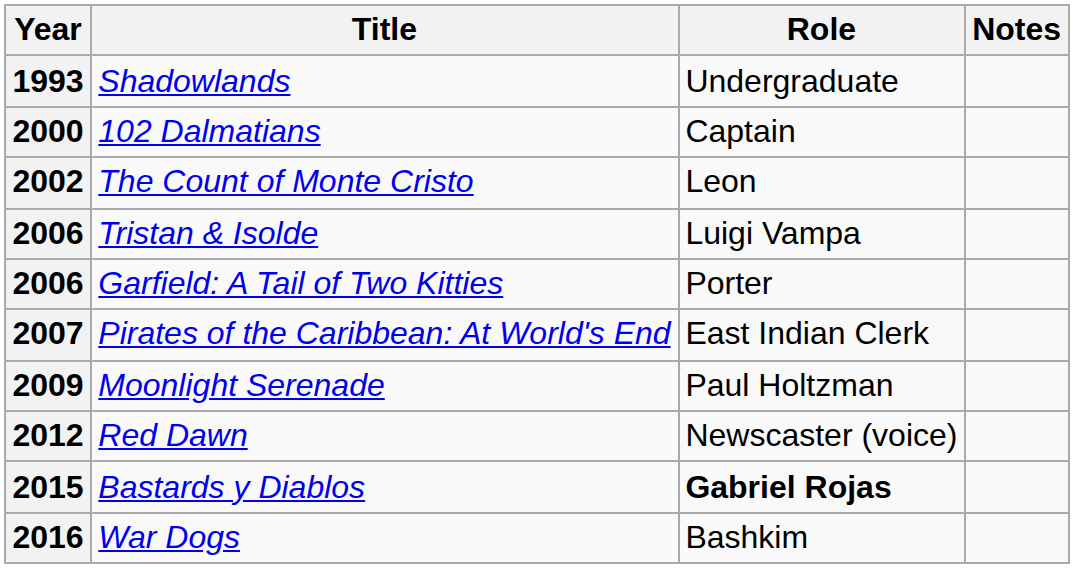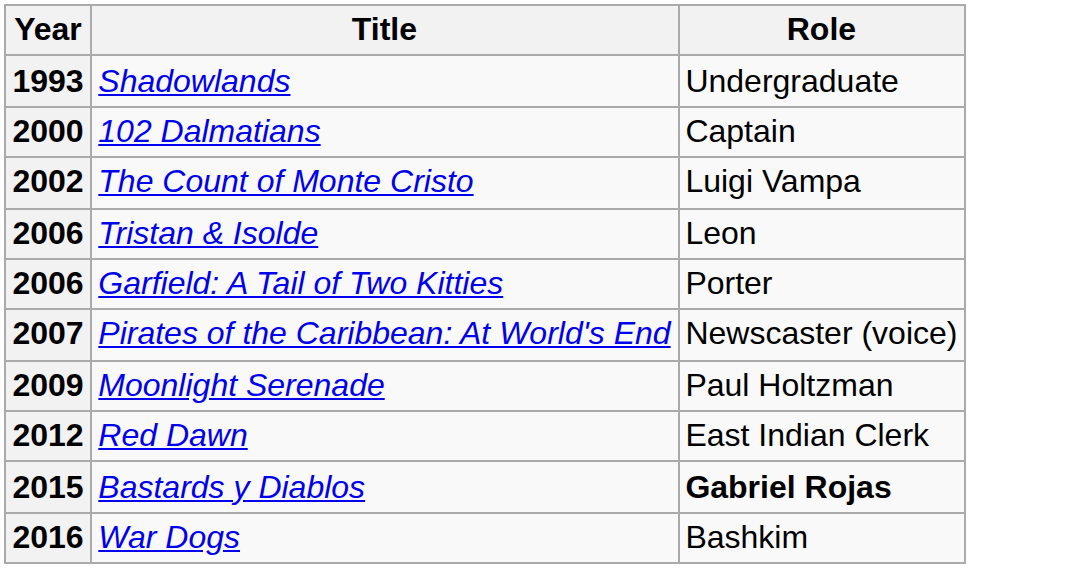- column: (1017, 29)
(721, 182) Leon -> (773, 182) Luigi Vampa
(773, 232) Luigi Vampa -> (721, 232) Leon
(807, 334) East Indian Clerk -> (821, 334) Newscaster (voice)
(821, 435) Newscaster (voice) -> (807, 435) East Indian Clerk
